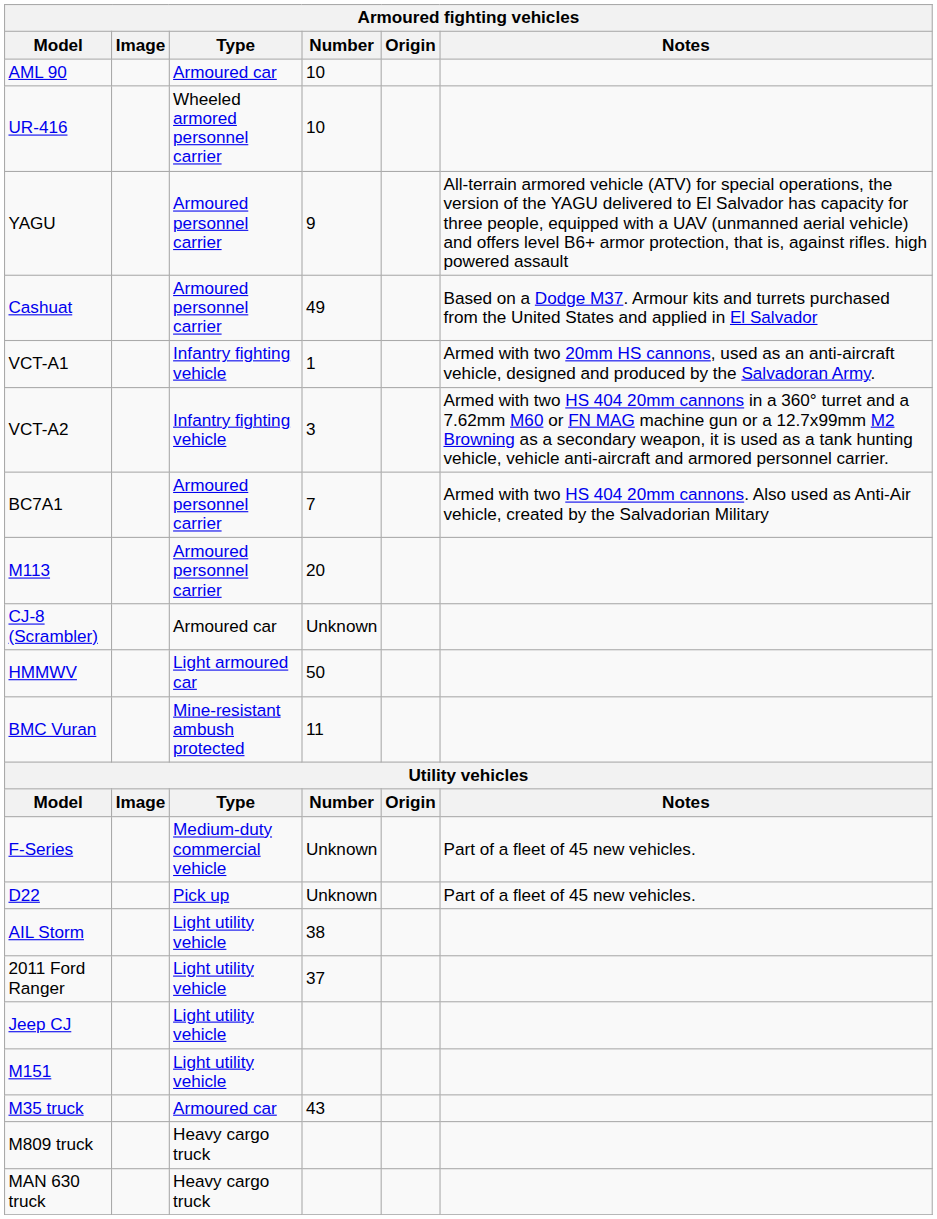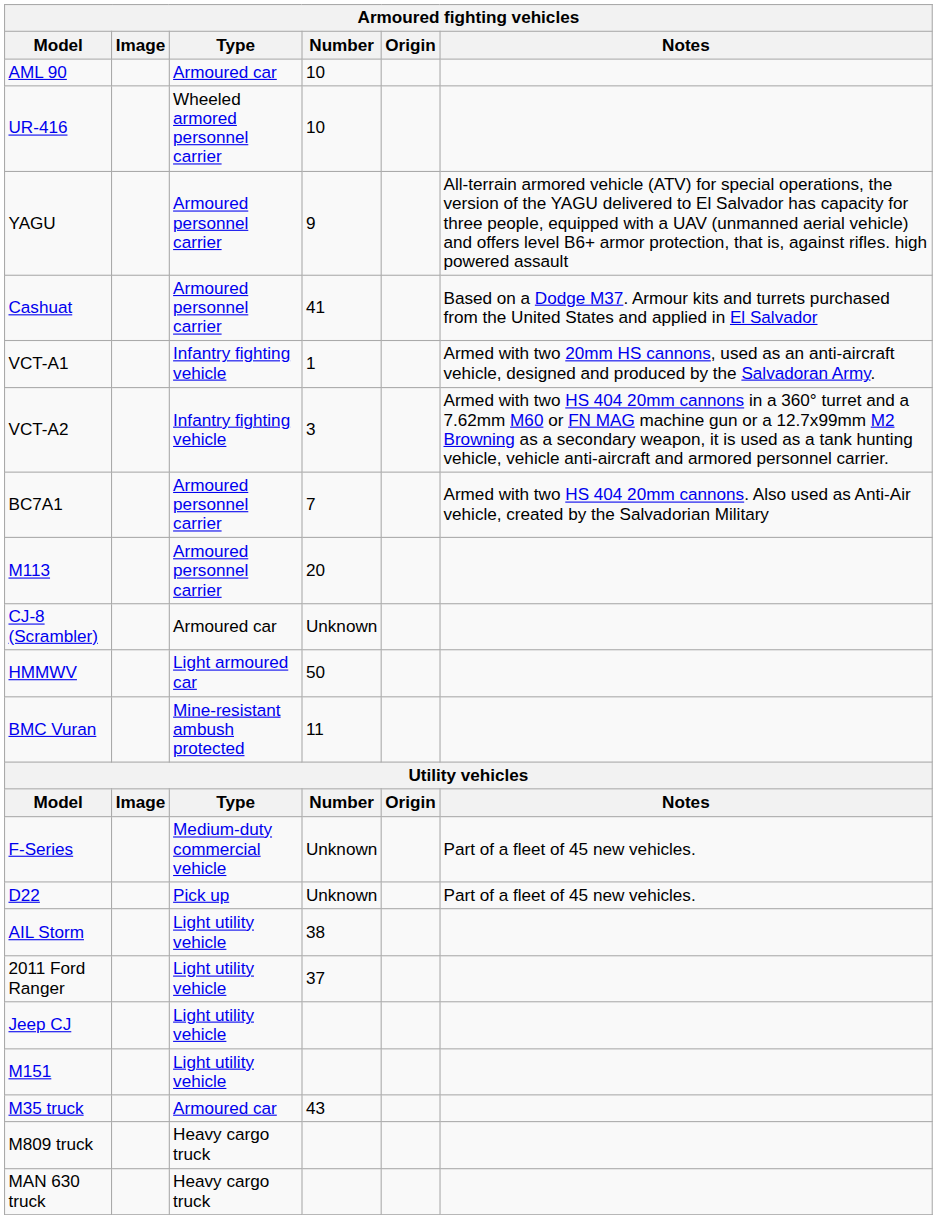(315, 307) 49 -> (315, 307) 41
